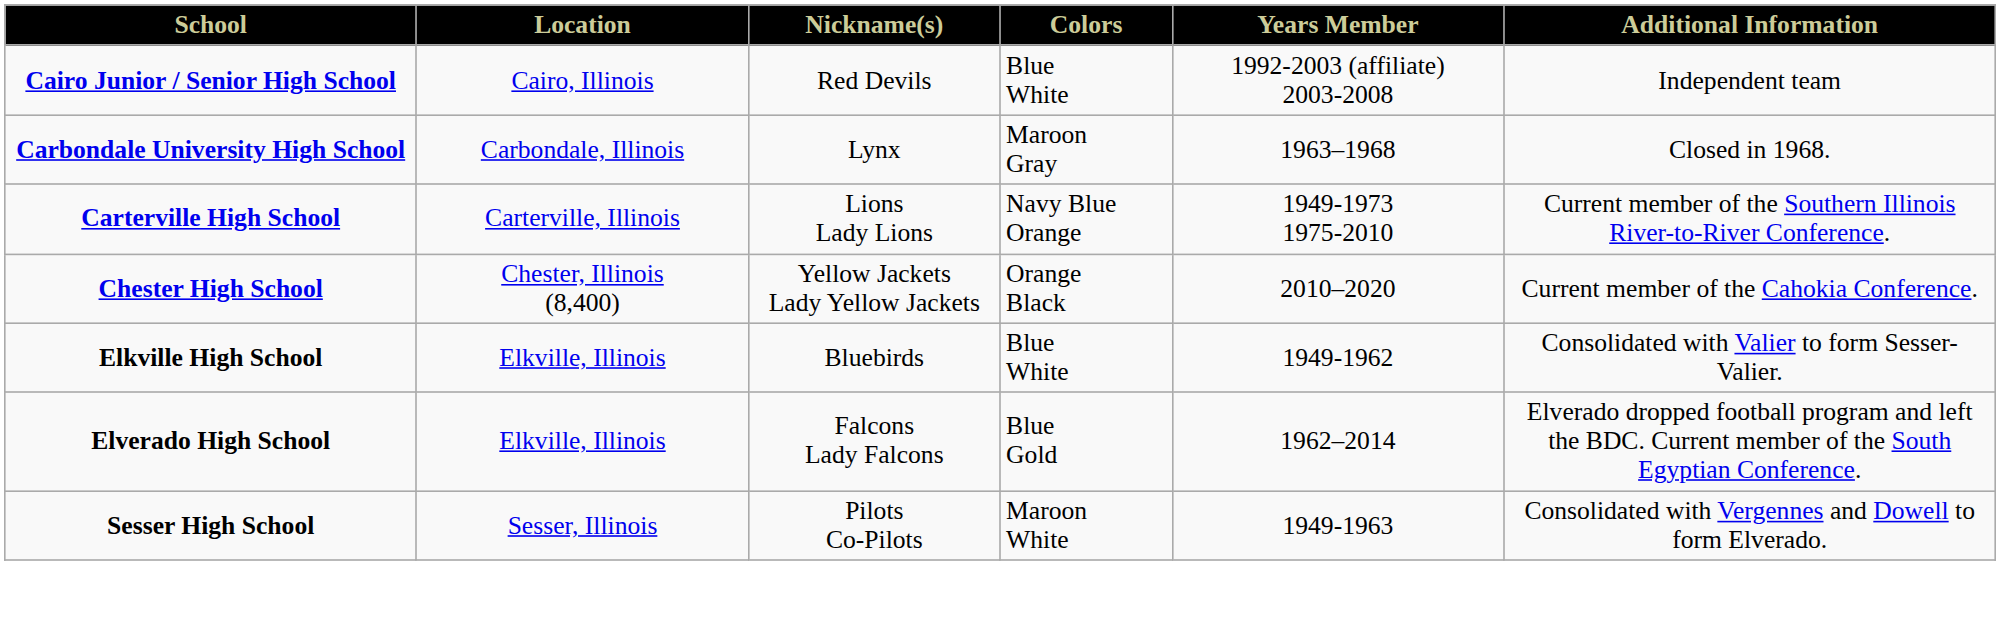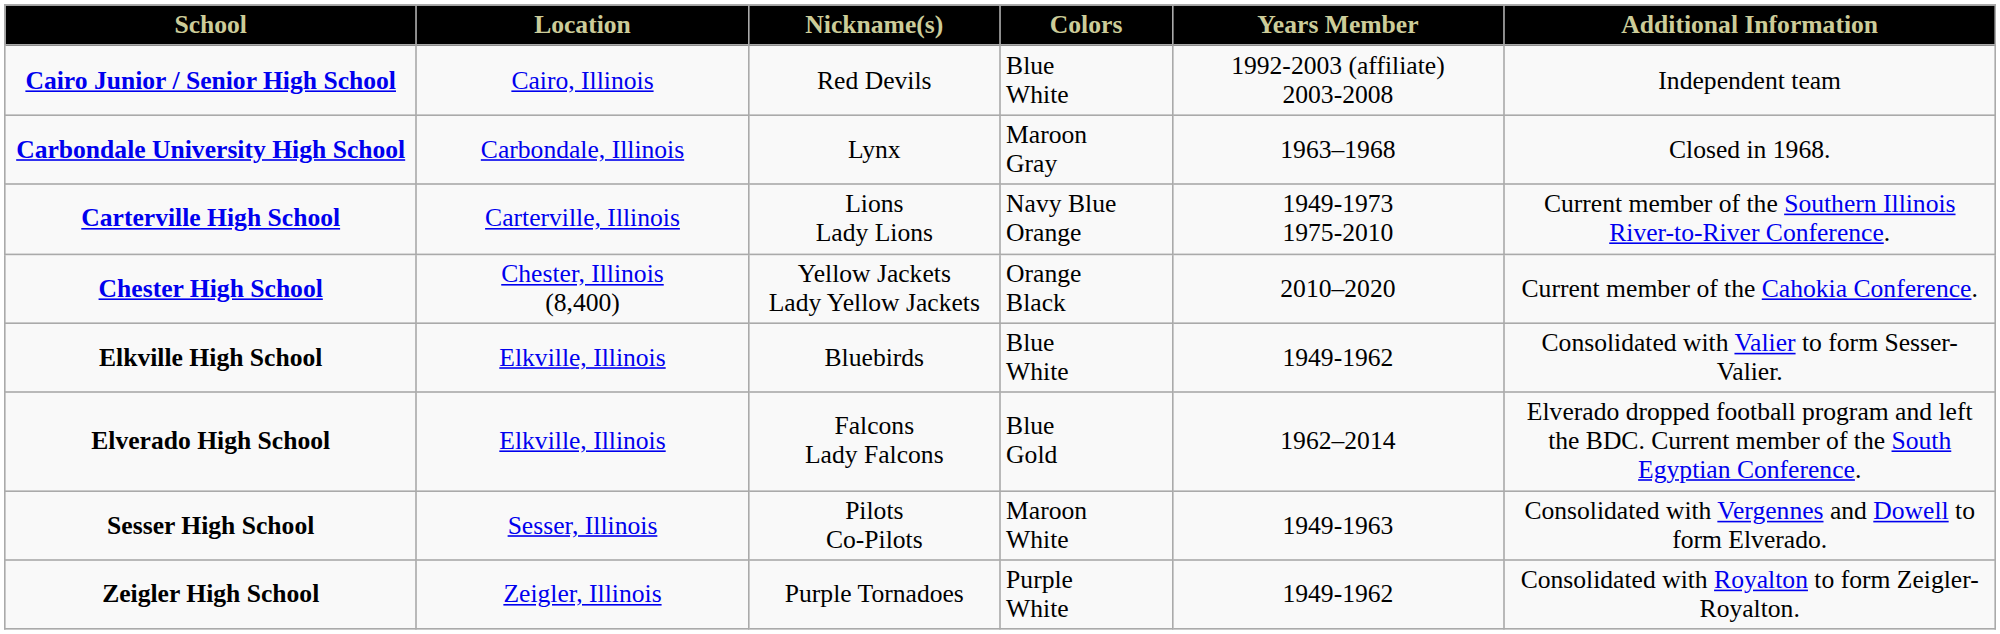+ row: (211, 594)
